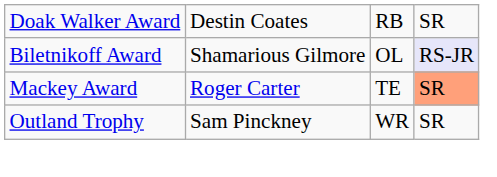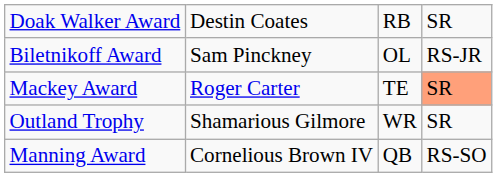(278, 54) Shamarious Gilmore -> (251, 54) Sam Pinckney
(446, 54) lavender background -> (454, 54) no background
(251, 121) Sam Pinckney -> (278, 121) Shamarious Gilmore
+ row: (77, 155)
